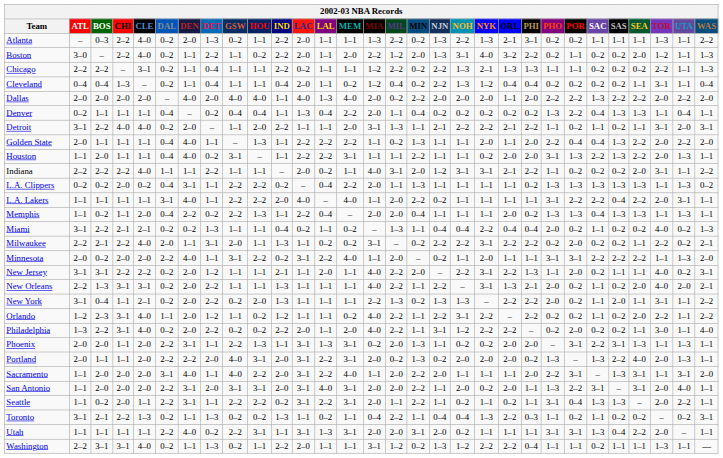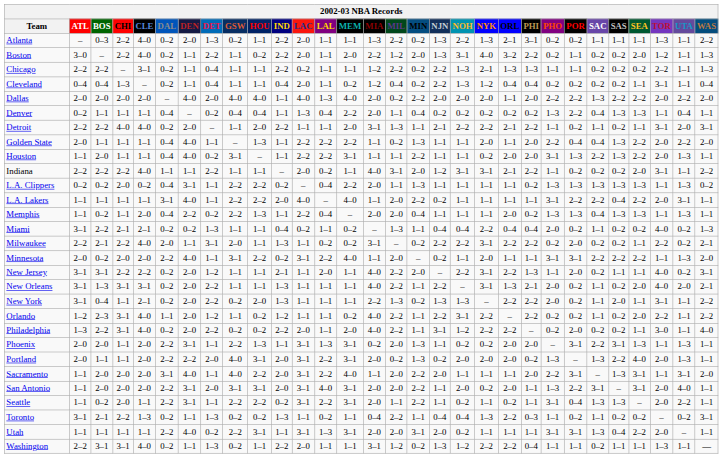(80, 128) 3–1 -> (80, 128) 2–2
(80, 287) 2–2 -> (80, 287) 3–1
